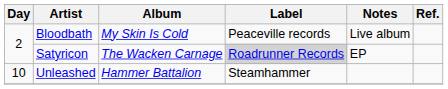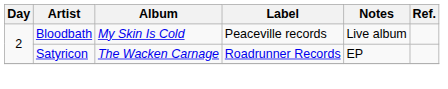(286, 53) lightgrey background -> (283, 53) no background
- row: (66, 73)
